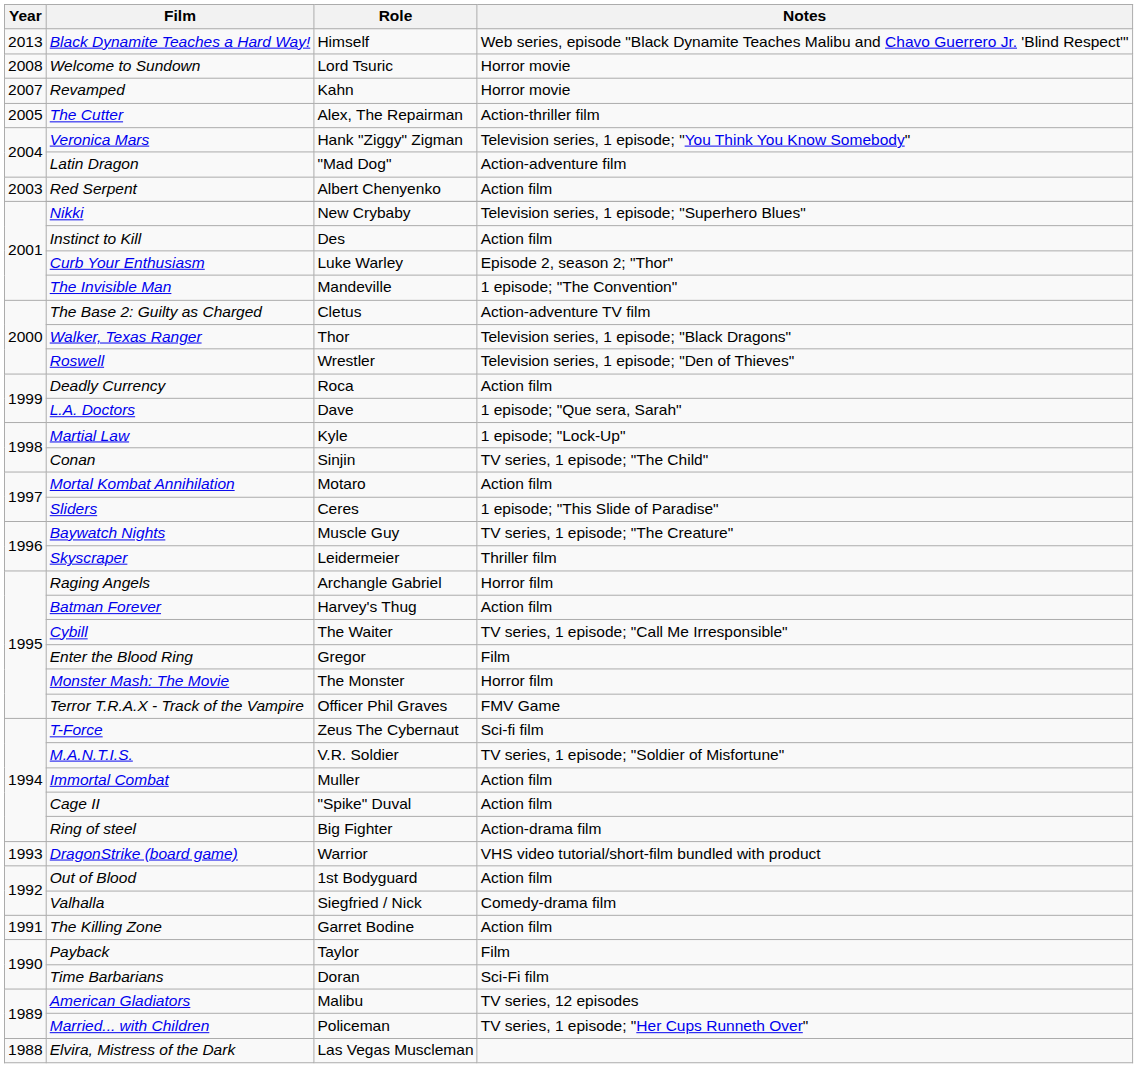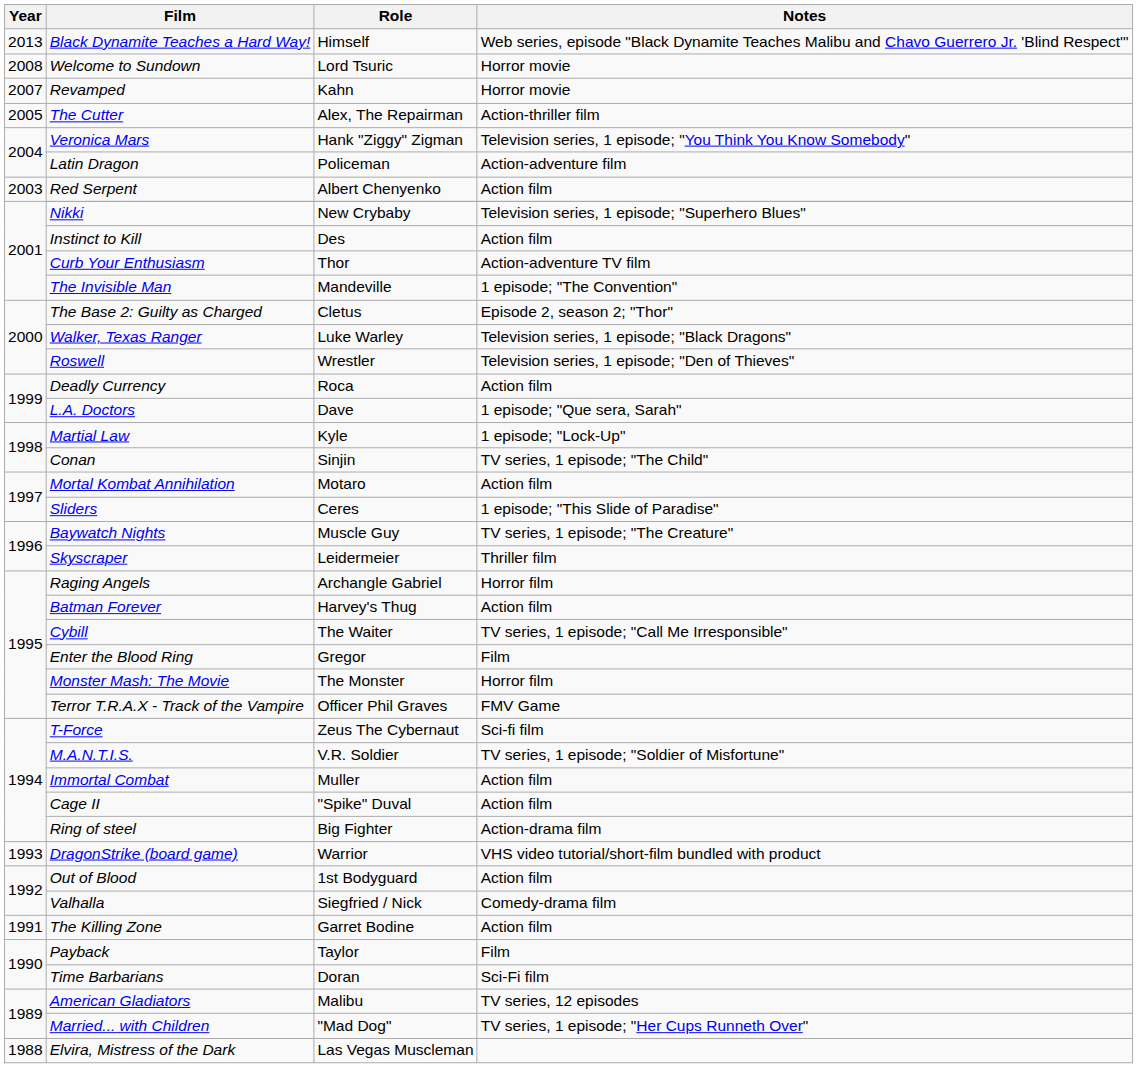(354, 164) "Mad Dog" -> (354, 164) Policeman
(360, 262) Luke Warley -> (333, 262) Thor
(577, 262) Episode 2, season 2; "Thor" -> (566, 262) Action-adventure TV film
(566, 312) Action-adventure TV film -> (577, 312) Episode 2, season 2; "Thor"
(333, 336) Thor -> (360, 336) Luke Warley
(354, 1025) Policeman -> (354, 1025) "Mad Dog"
